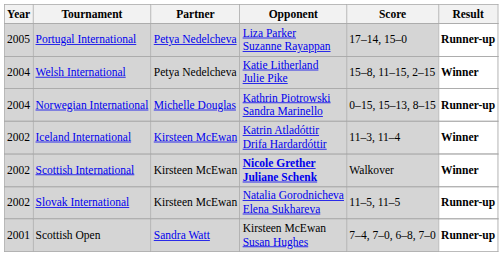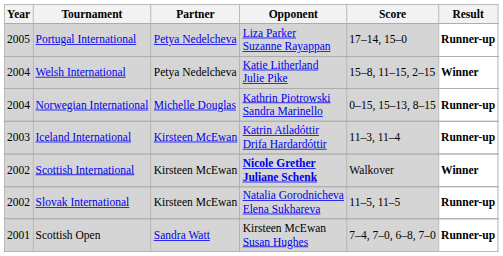(19, 137) 2002 -> (19, 137) 2003
(460, 137) Winner -> (468, 137) Runner-up
